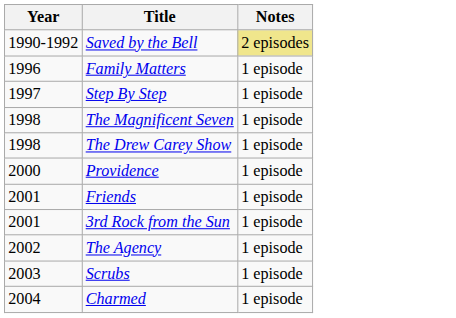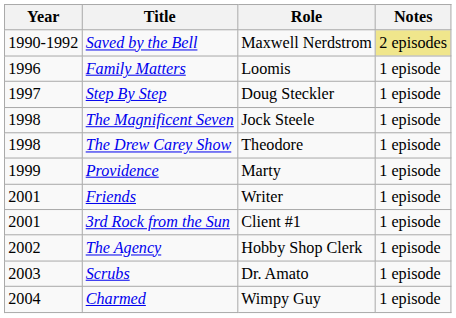+ column: (307, 17)
(24, 171) 2000 -> (24, 171) 1999
